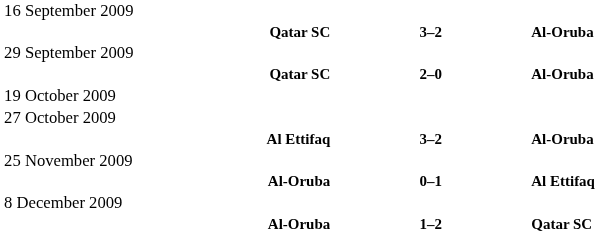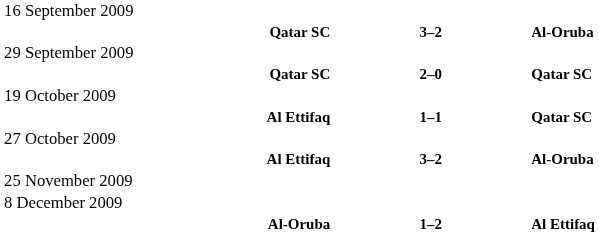(562, 74) Al-Oruba -> (562, 74) Qatar SC
+ row: (298, 117)
- row: (299, 181)
(562, 224) Qatar SC -> (563, 224) Al Ettifaq
